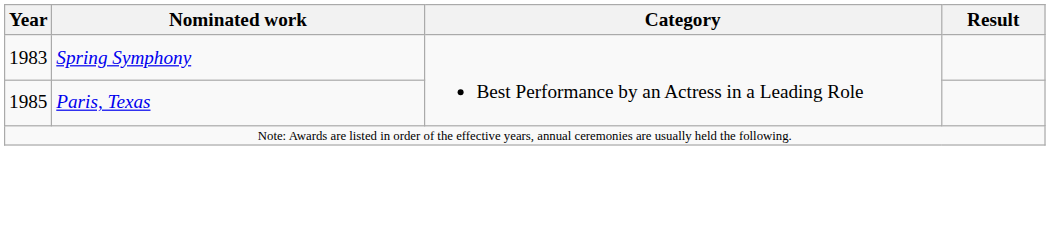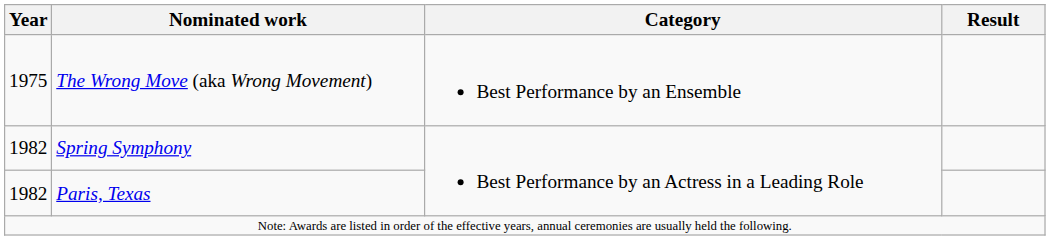+ row: (214, 80)
(28, 57) 1983 -> (28, 148) 1982
(28, 102) 1985 -> (28, 193) 1982
